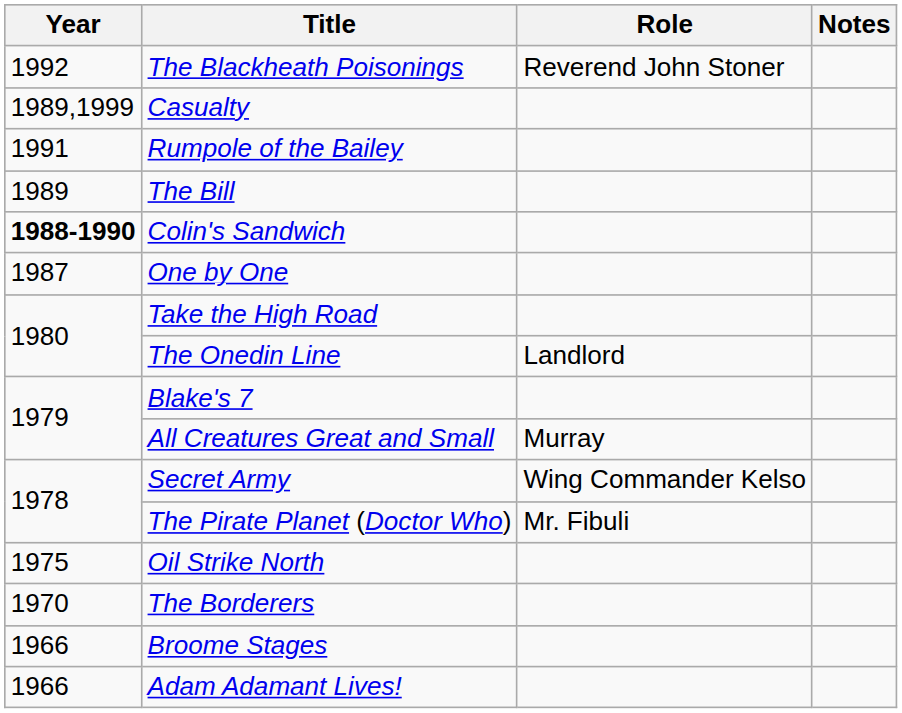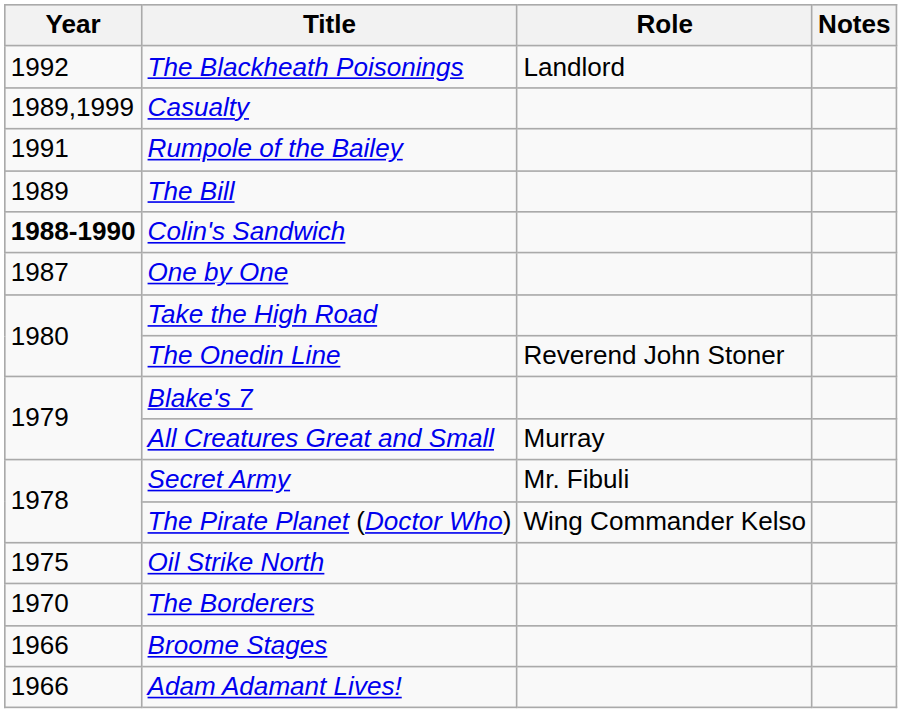(654, 66) Reverend John Stoner -> (574, 66) Landlord
(574, 356) Landlord -> (654, 356) Reverend John Stoner
(665, 480) Wing Commander Kelso -> (576, 480) Mr. Fibuli
(576, 521) Mr. Fibuli -> (665, 521) Wing Commander Kelso
